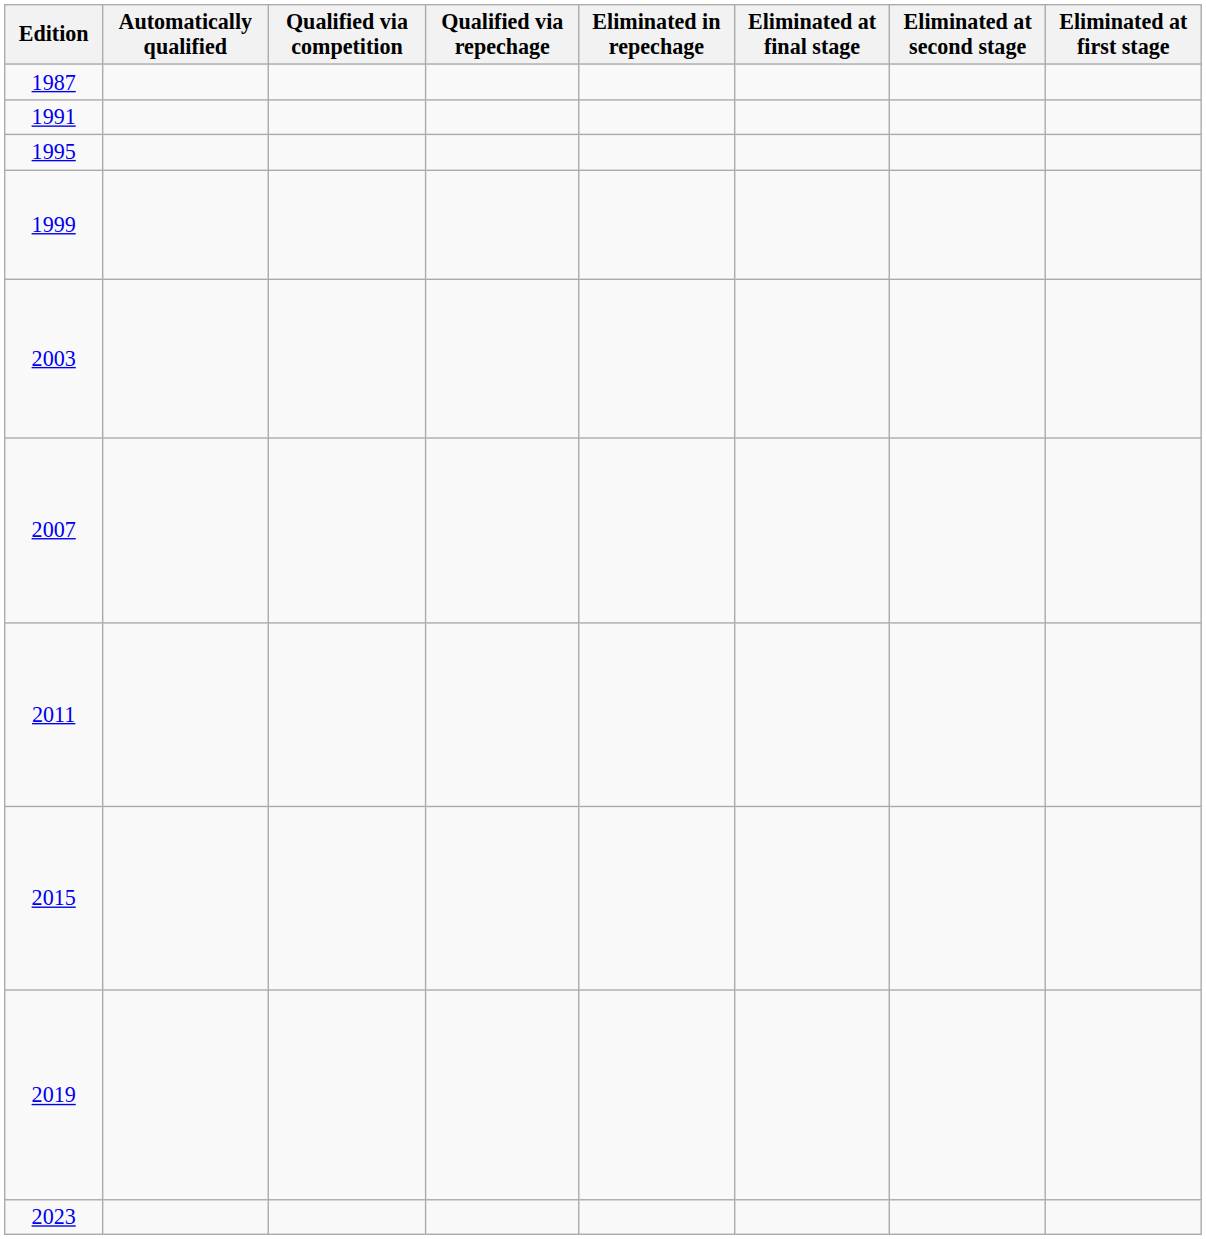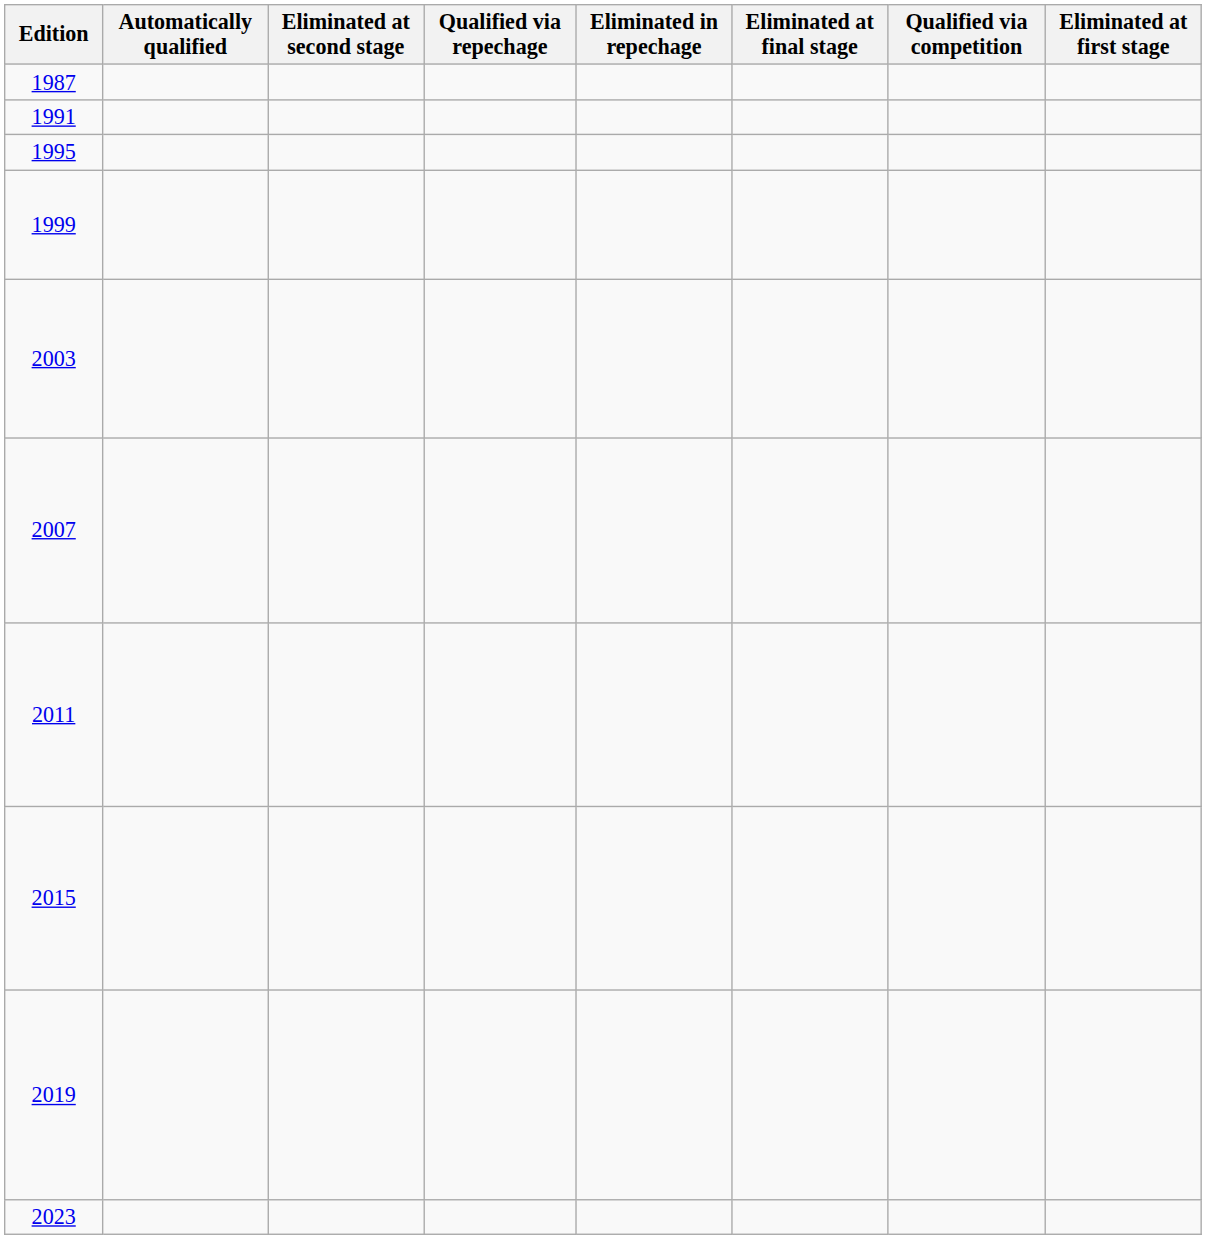columns swapped: (347, 34) <-> (968, 34)
